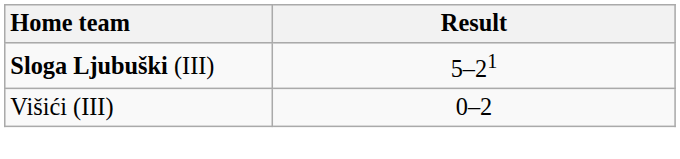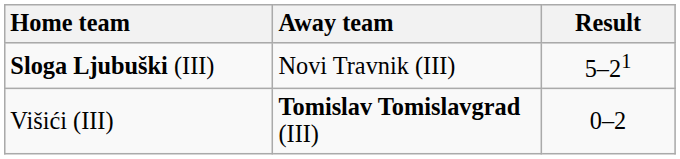+ column: (336, 23)
